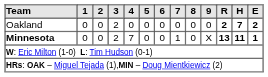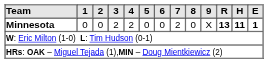- row: (24, 24)
(131, 38) 7 -> (131, 24) 2
(178, 38) 1 -> (178, 24) 2
